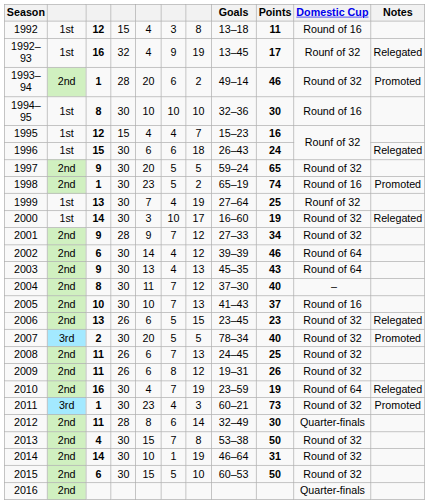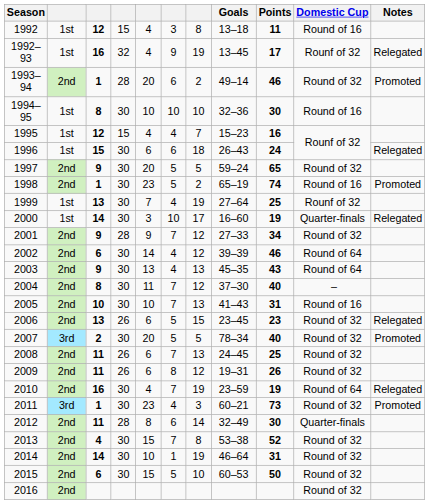(332, 219) Round of 32 -> (332, 219) Quarter-finals
(275, 304) 37 -> (275, 304) 31
(275, 440) 50 -> (275, 440) 52
(332, 491) Quarter-finals -> (332, 491) Round of 32
